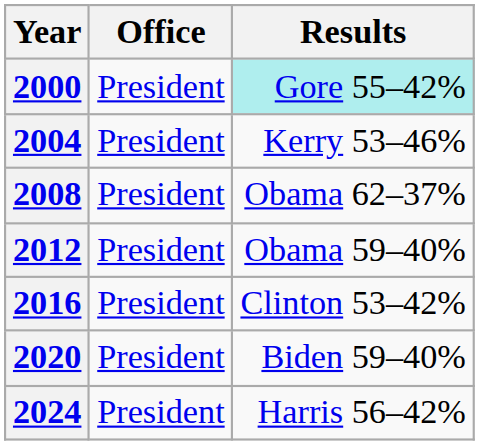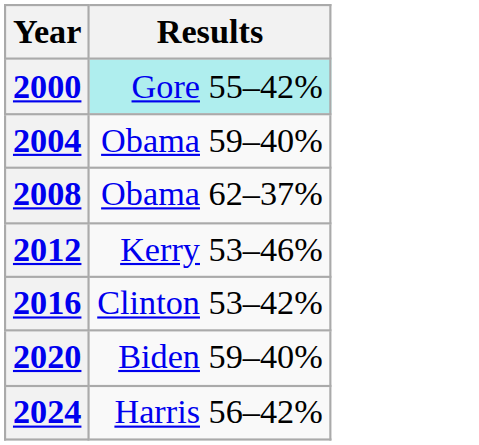- column: (161, 31)
(365, 140) Kerry 53–46% -> (212, 140) Obama 59–40%
(355, 248) Obama 59–40% -> (221, 248) Kerry 53–46%
